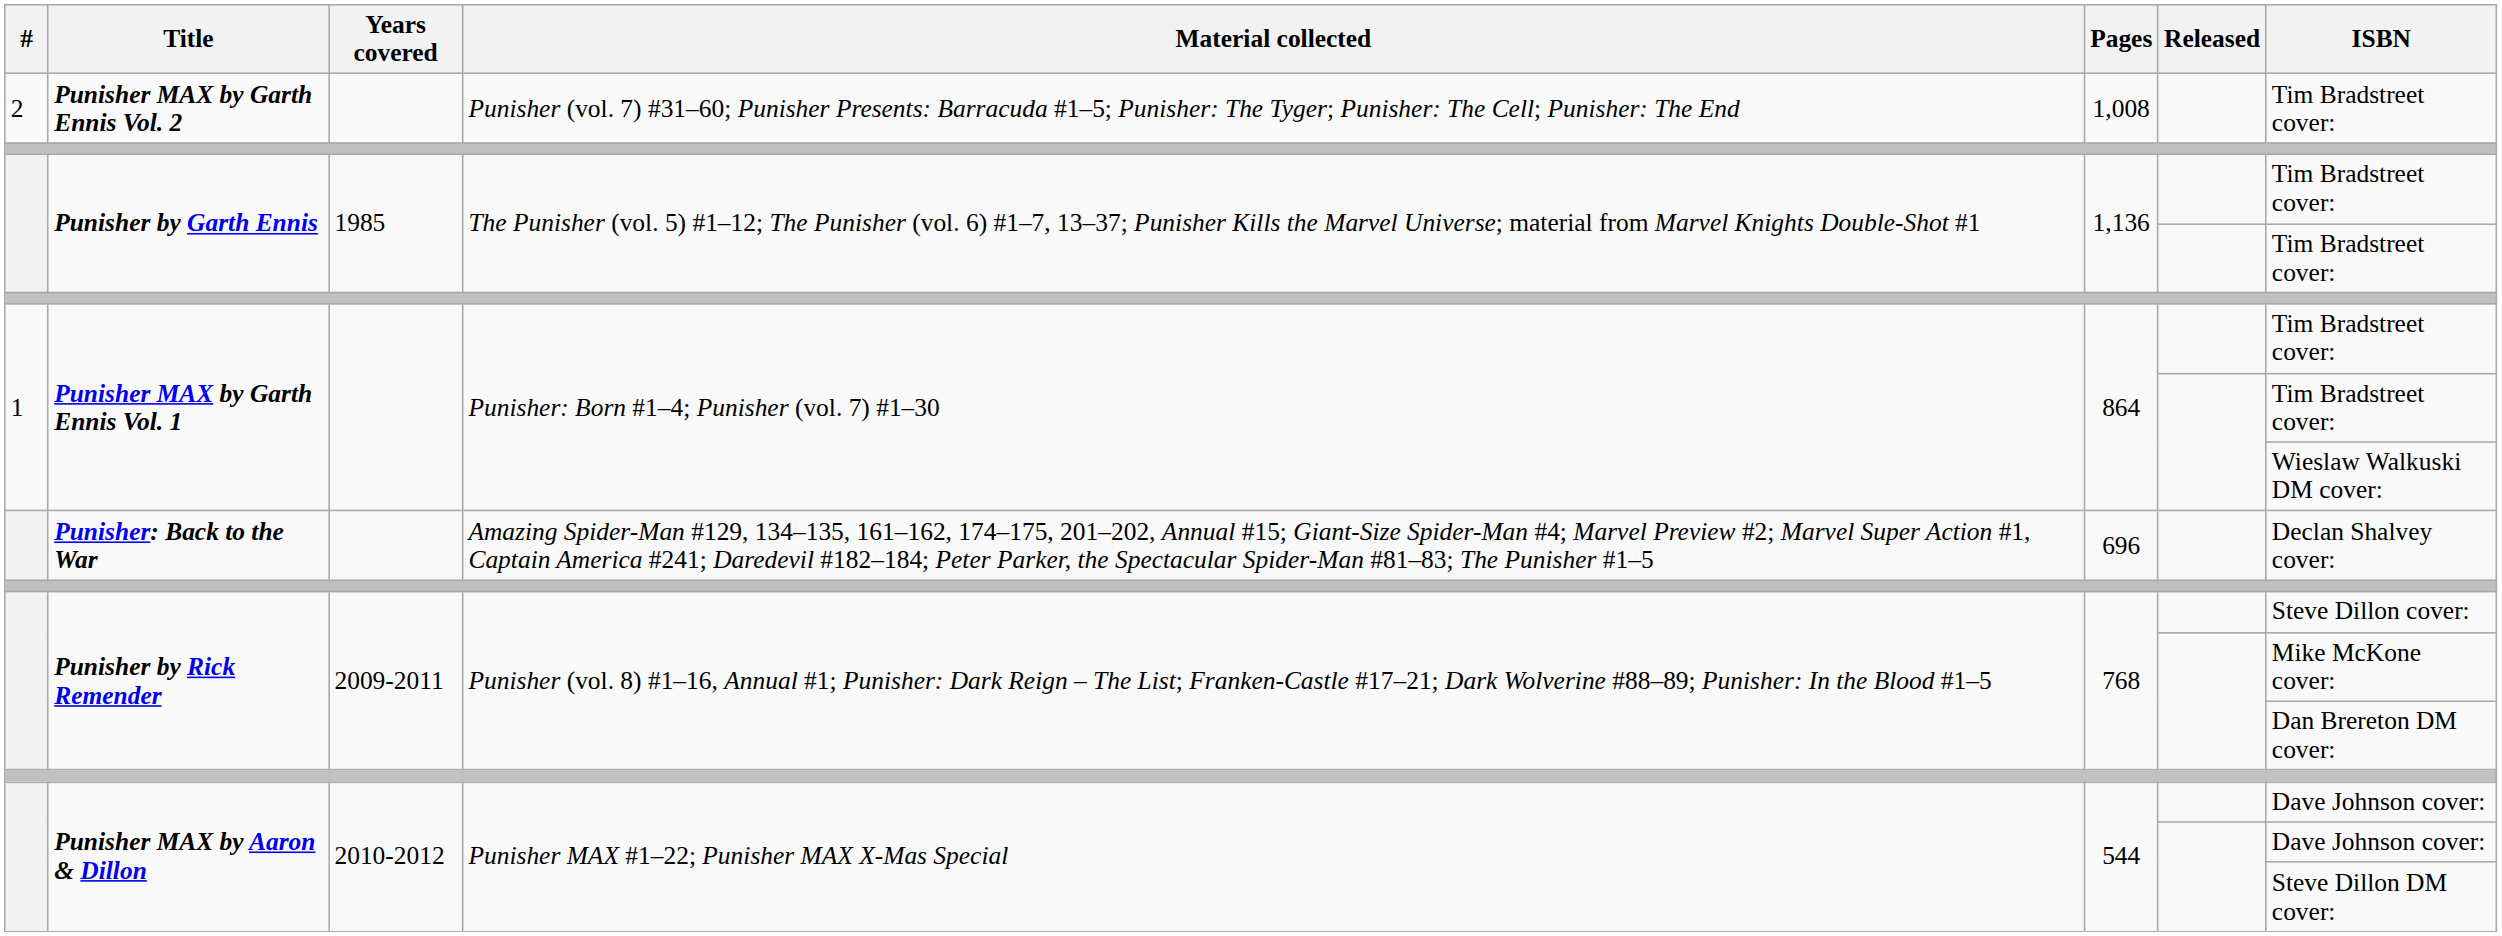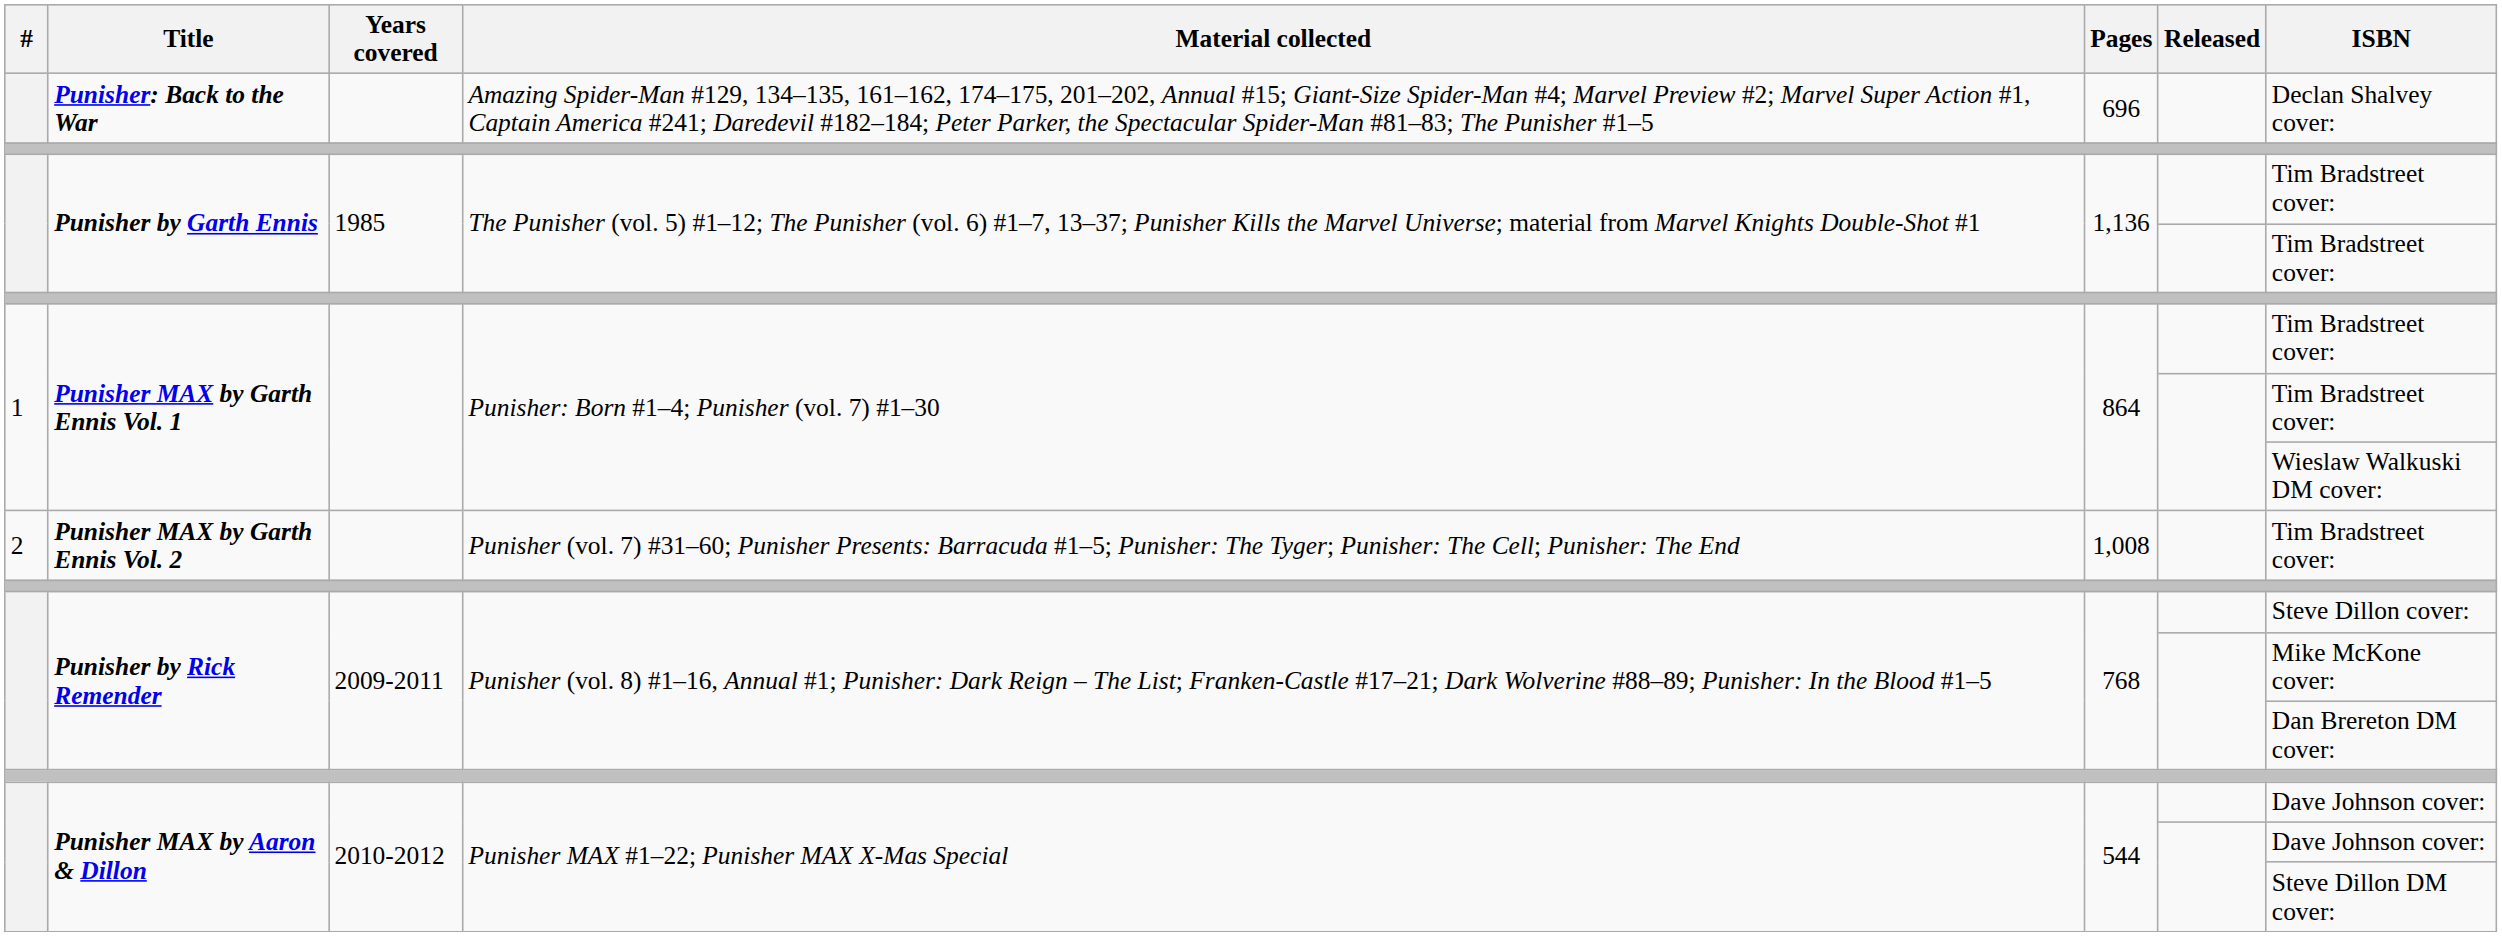rows swapped: (169, 545) <-> (183, 107)
